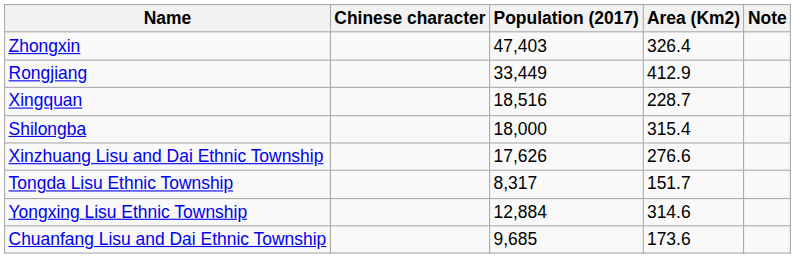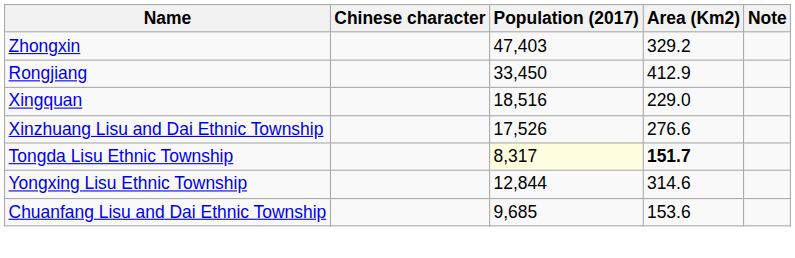(669, 45) 326.4 -> (669, 45) 329.2
(520, 73) 33,449 -> (520, 73) 33,450
(669, 101) 228.7 -> (669, 101) 229.0
- row: (47, 128)
(520, 156) 17,626 -> (520, 128) 17,526
(515, 184) no background -> (515, 156) lightyellow background
(669, 184) normal -> (669, 156) bold
(520, 211) 12,884 -> (520, 184) 12,844
(669, 239) 173.6 -> (669, 211) 153.6
